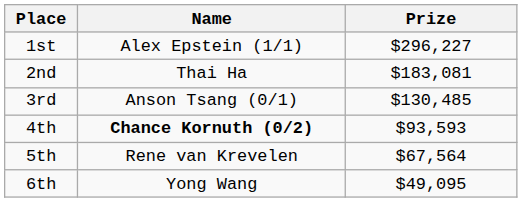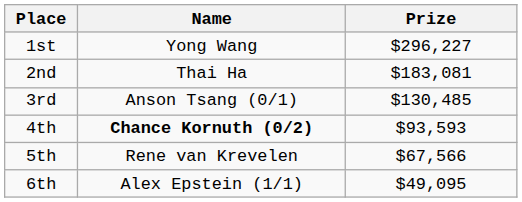(212, 46) Alex Epstein (1/1) -> (212, 46) Yong Wang
(431, 156) $67,564 -> (431, 156) $67,566
(212, 184) Yong Wang -> (212, 184) Alex Epstein (1/1)
